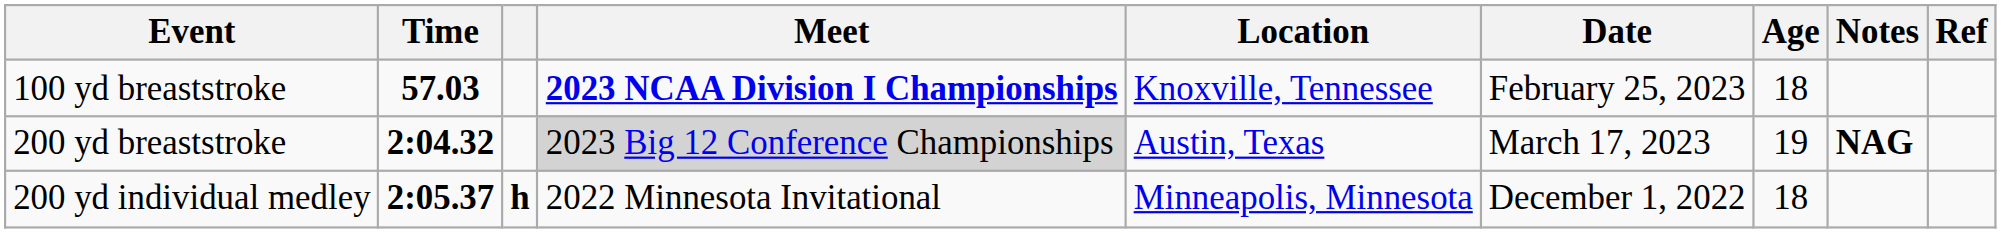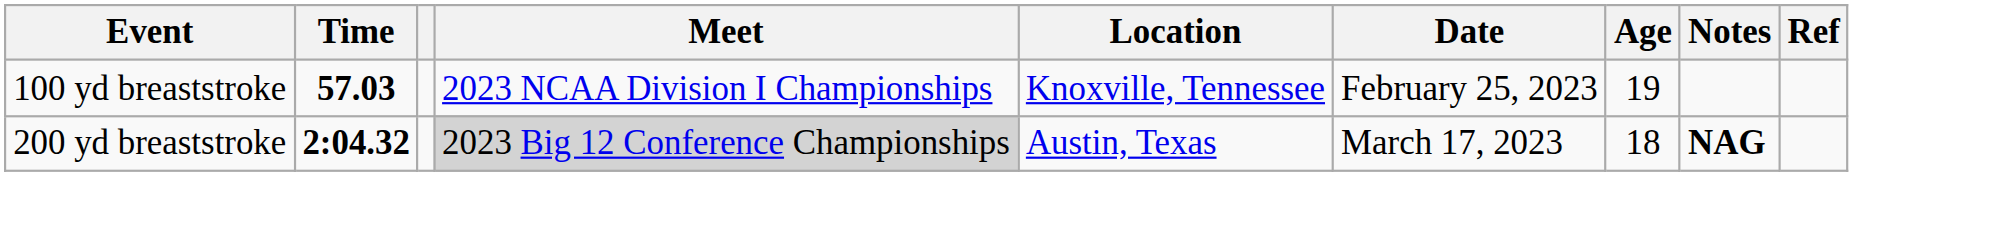(832, 87) bold -> (717, 87) normal
(1791, 87) 18 -> (1643, 87) 19
(1791, 142) 19 -> (1643, 142) 18
- row: (192, 198)
